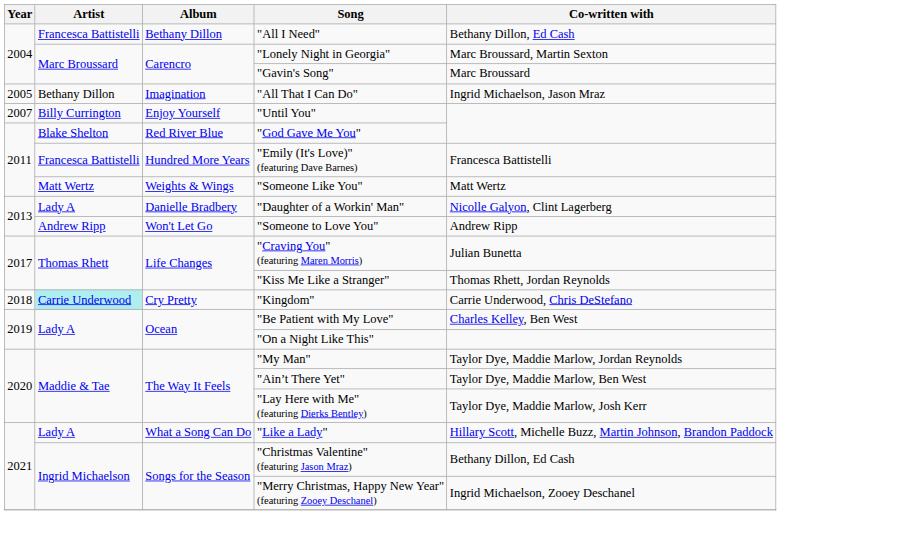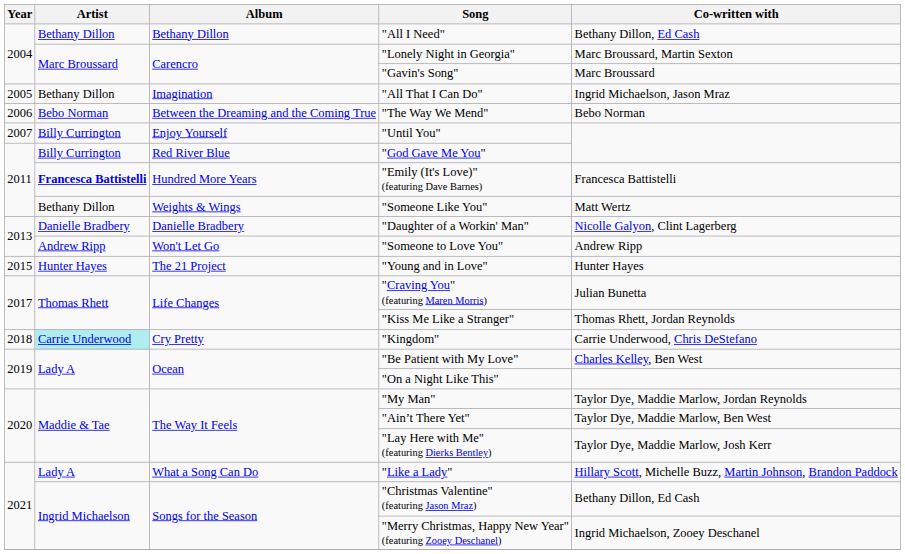(89, 34) Francesca Battistelli -> (76, 34) Bethany Dillon
+ row: (435, 113)
(73, 133) Blake Shelton -> (79, 152) Billy Currington
(89, 159) normal -> (92, 179) bold
(66, 186) Matt Wertz -> (76, 206) Bethany Dillon
(57, 206) Lady A -> (84, 226) Danielle Bradbery
+ row: (435, 265)
